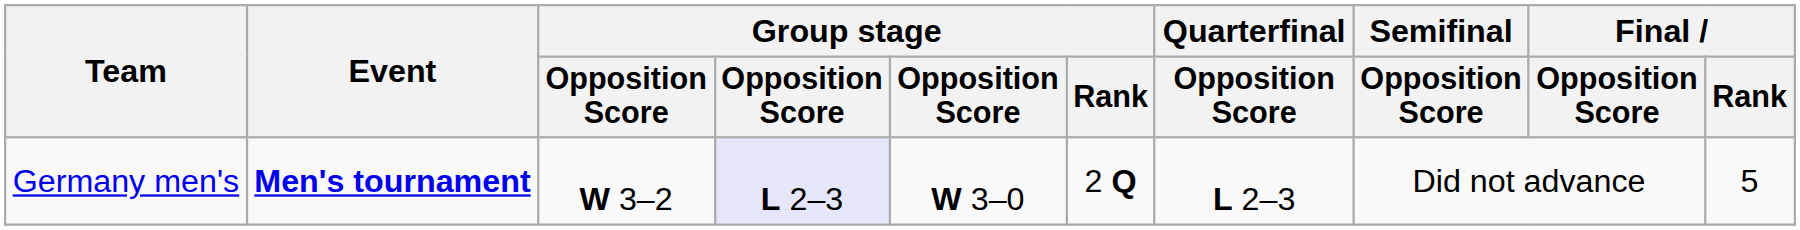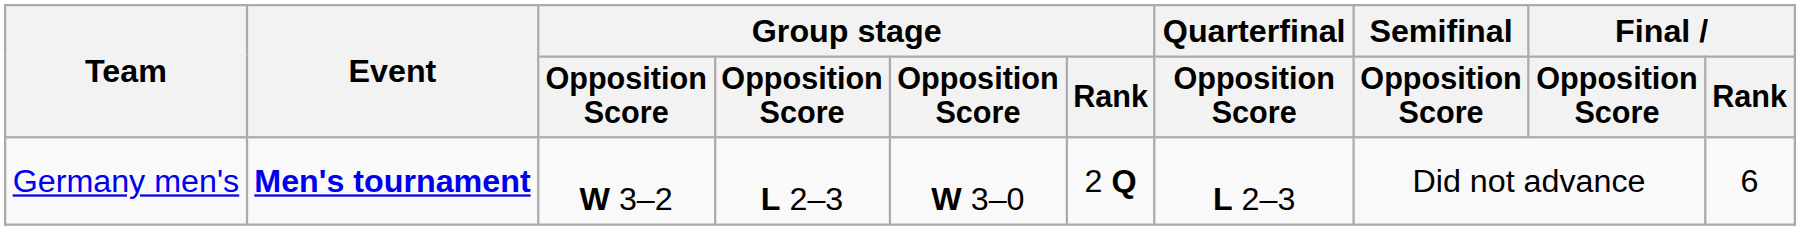(802, 199) lavender background -> (802, 199) no background
(1750, 182) 5 -> (1750, 182) 6
